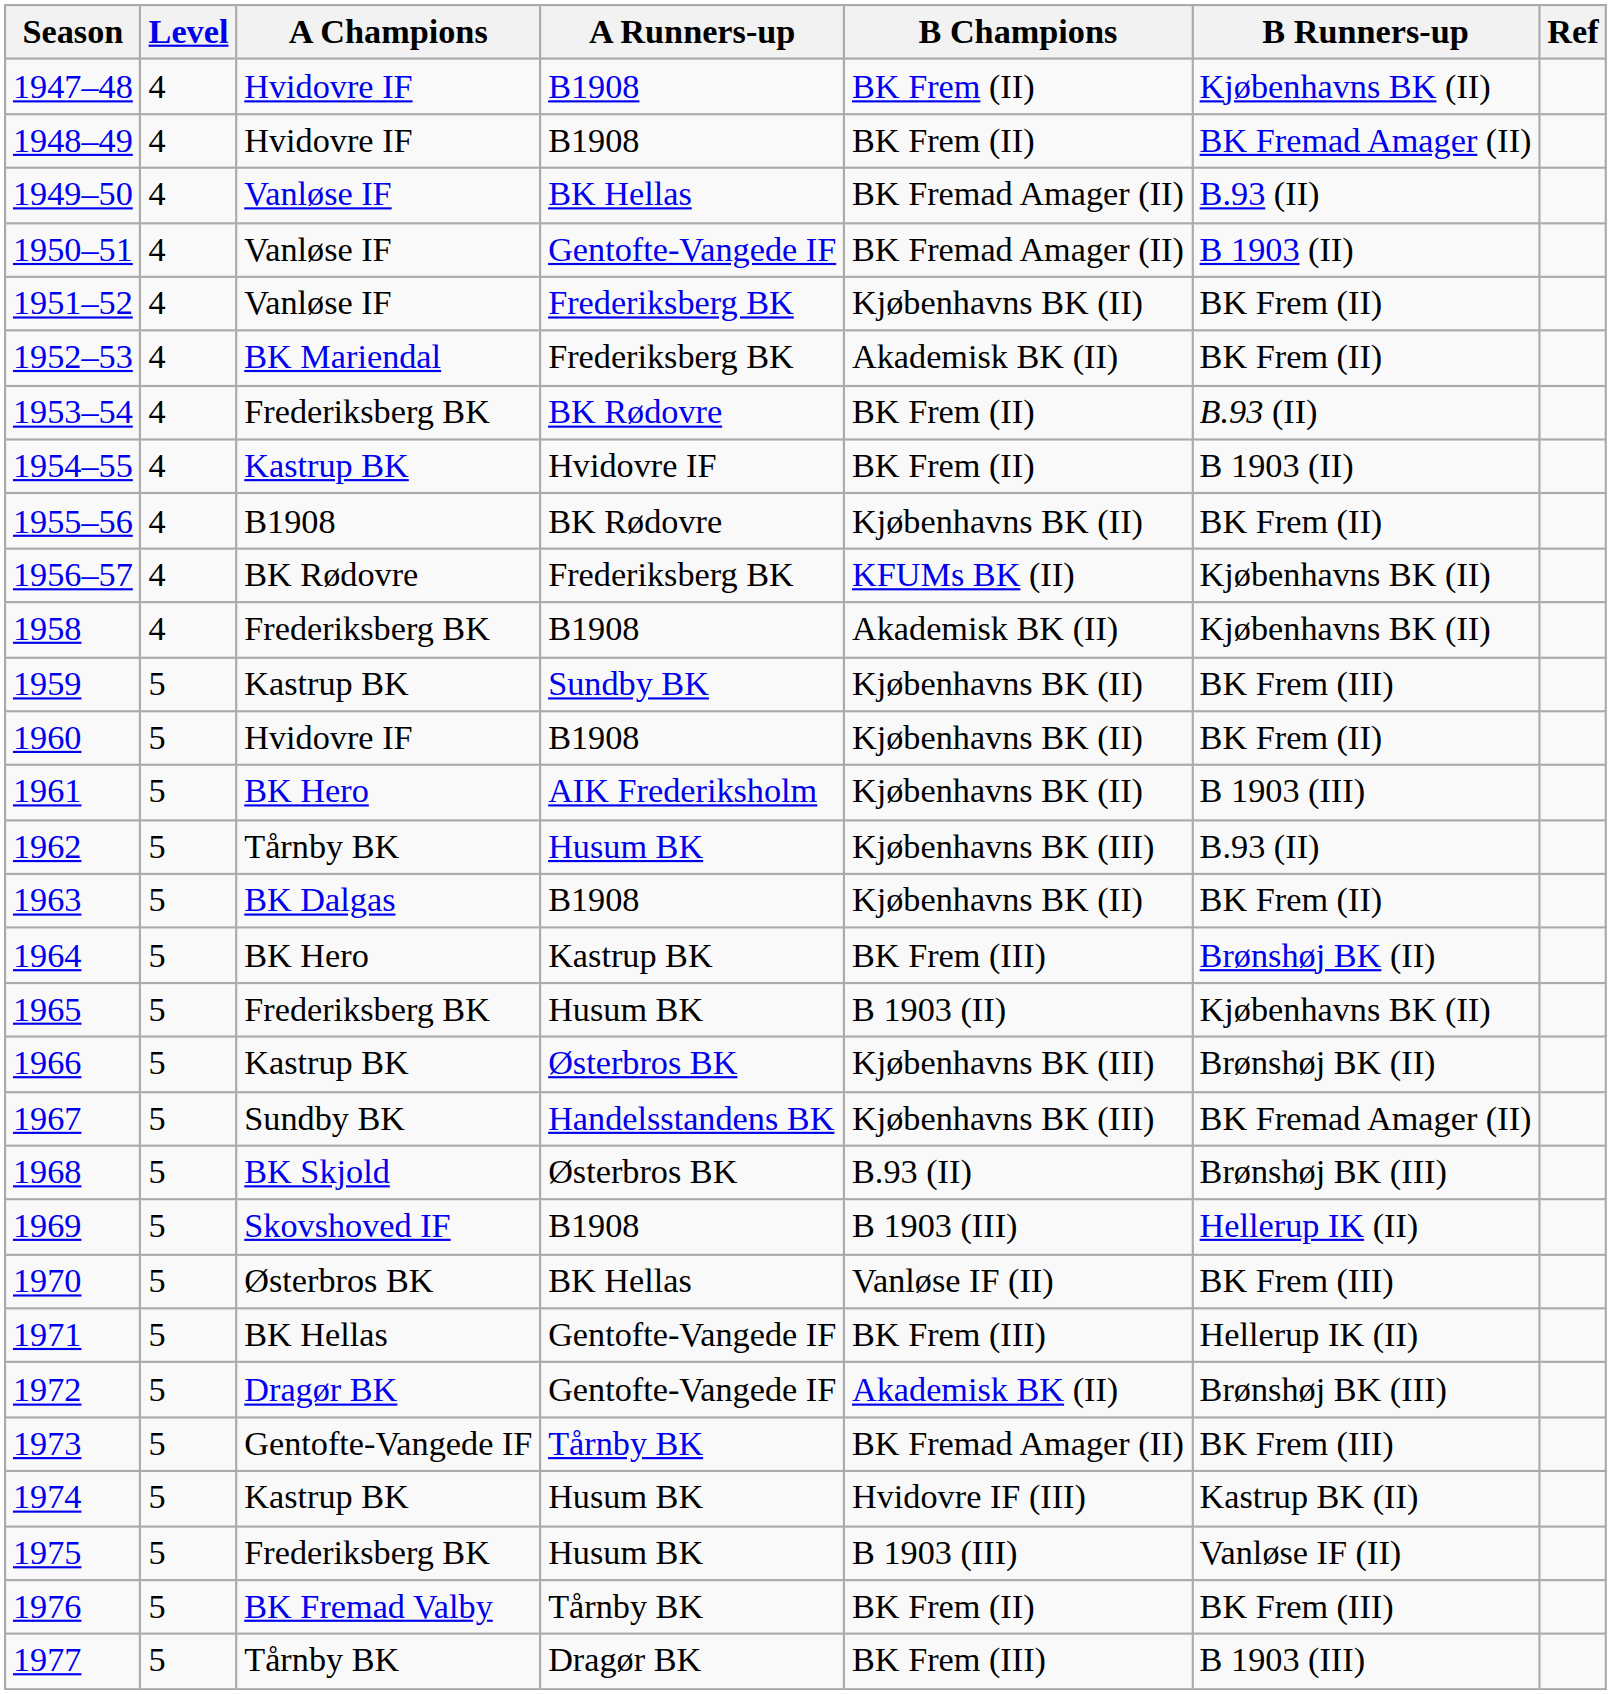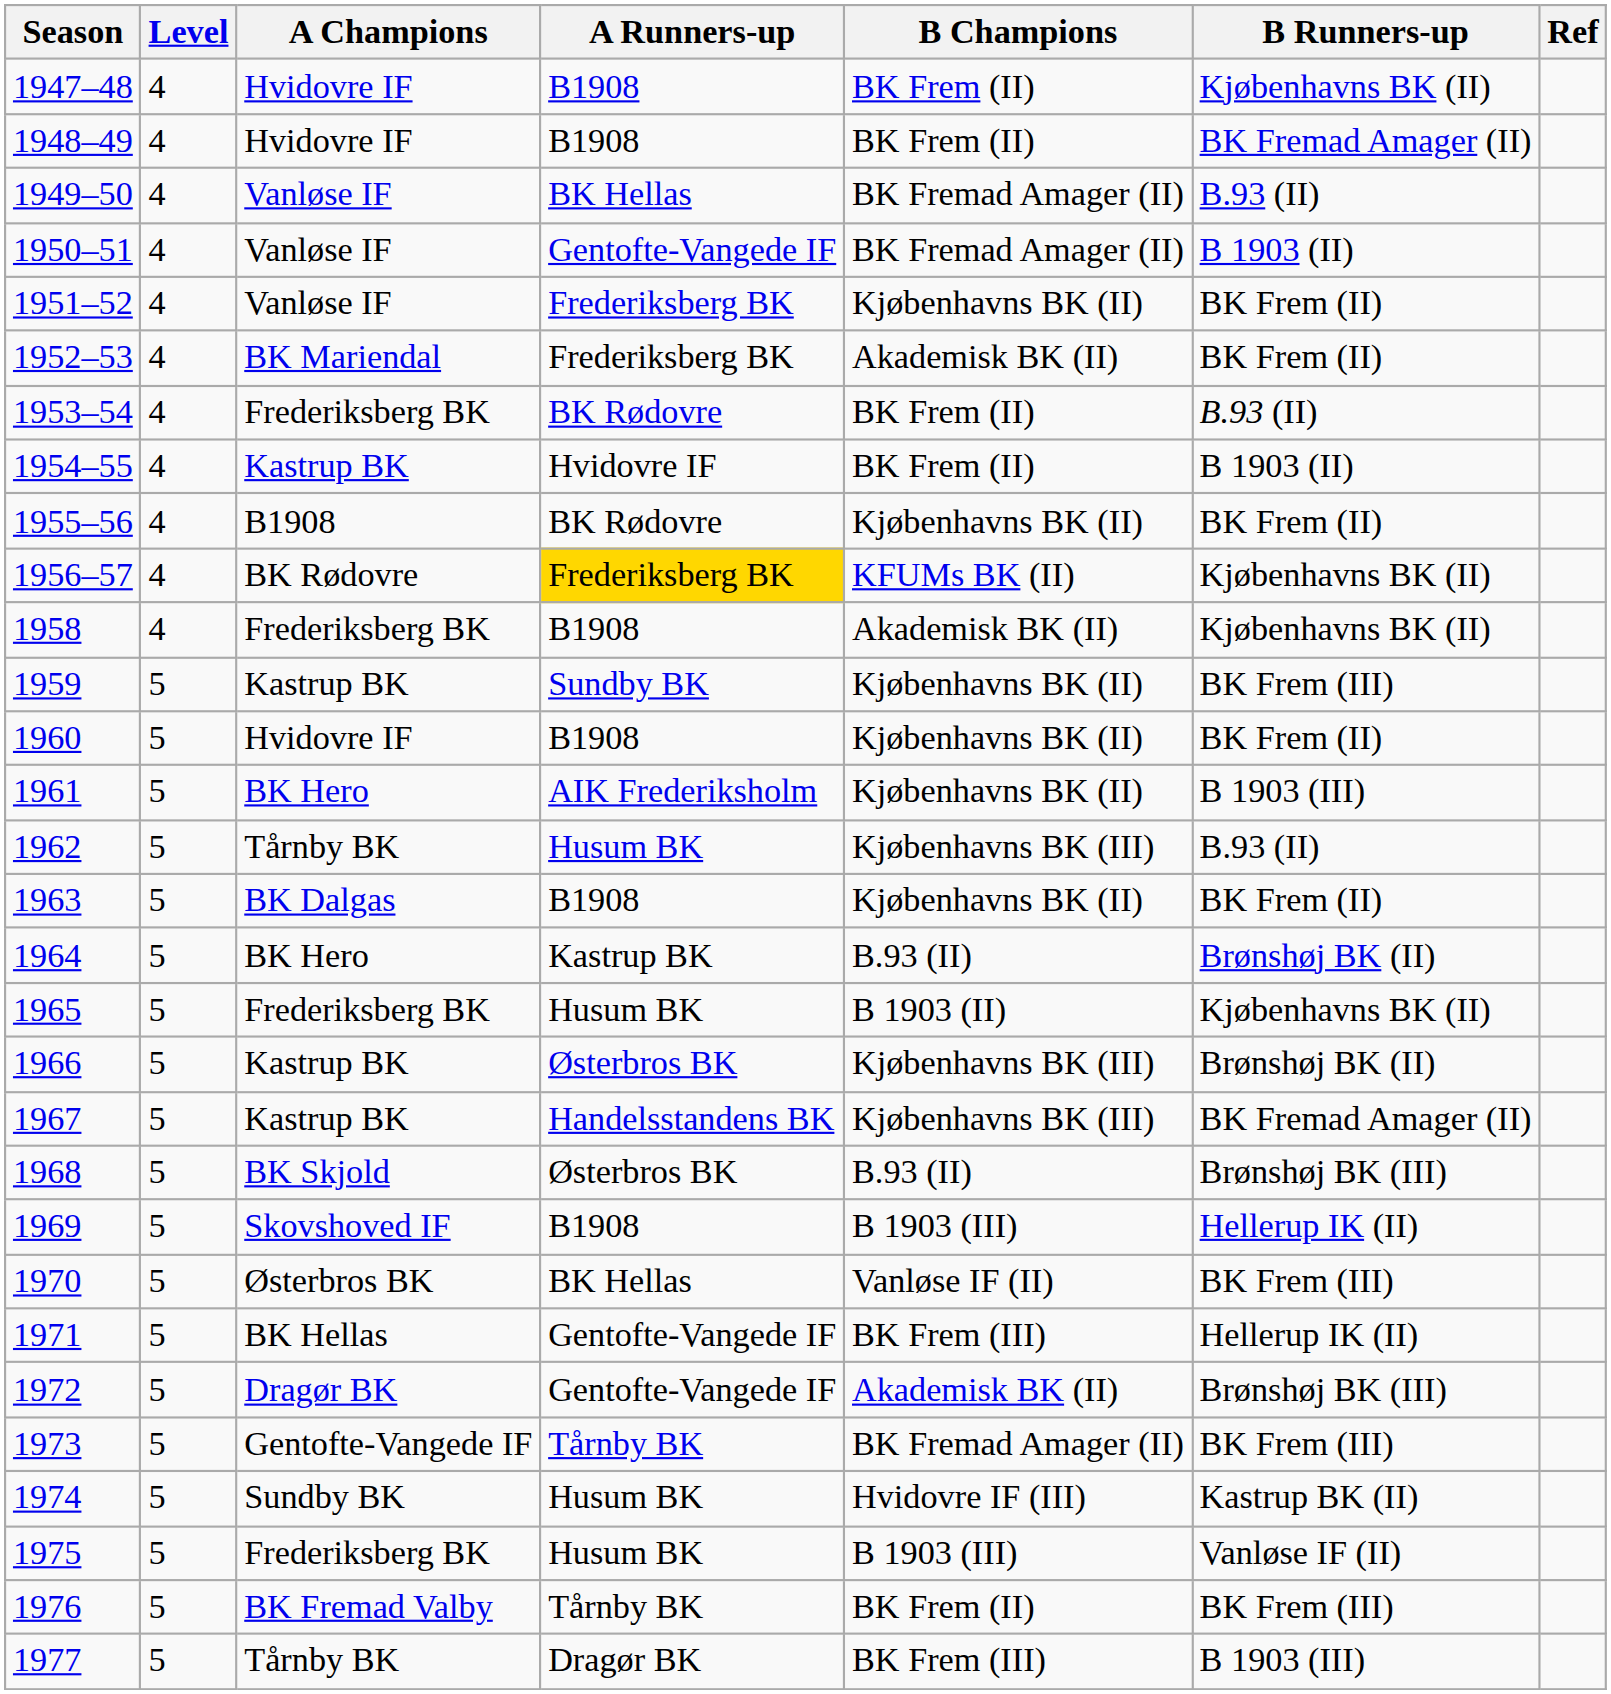(671, 574) no background -> (671, 574) gold background
(949, 954) BK Frem (III) -> (912, 954) B.93 (II)
(325, 1117) Sundby BK -> (327, 1117) Kastrup BK
(327, 1497) Kastrup BK -> (325, 1497) Sundby BK
